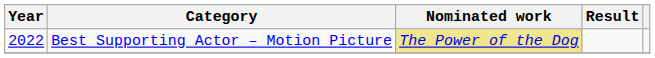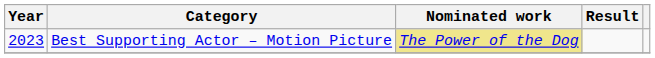(26, 41) 2022 -> (26, 41) 2023
